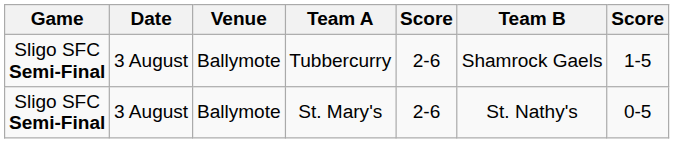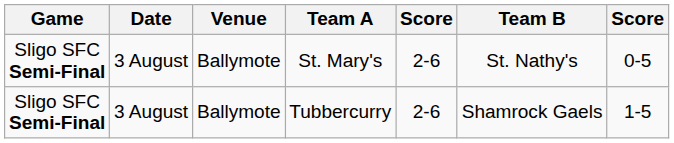rows swapped: (340, 112) <-> (340, 60)
